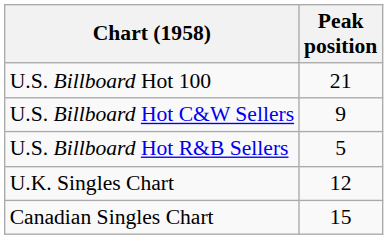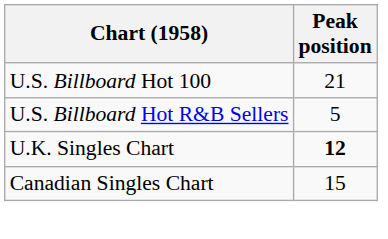- row: (152, 114)
(341, 182) normal -> (335, 148) bold
